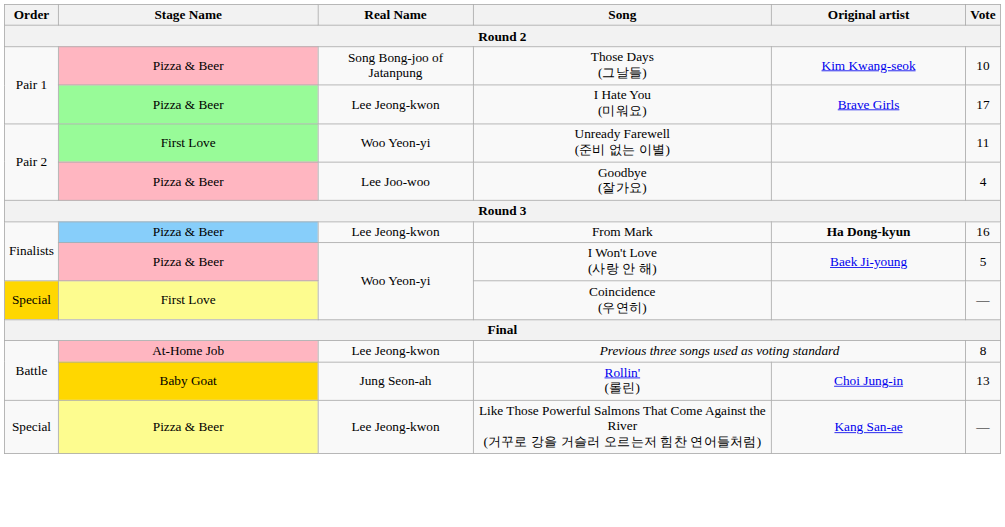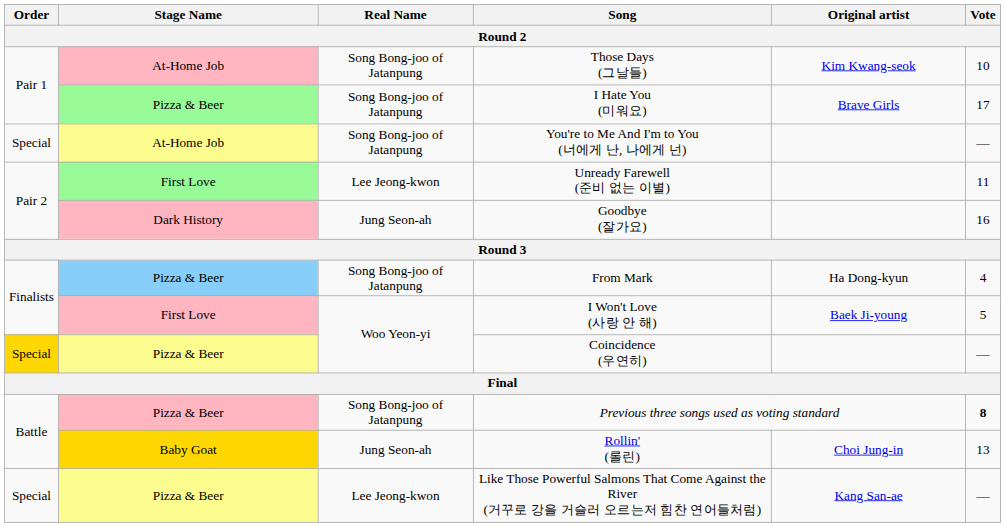(188, 65) Pizza & Beer -> (188, 65) At-Home Job
(396, 104) Lee Jeong-kwon -> (396, 104) Song Bong-joo of Jatanpung
+ row: (622, 142)
(396, 142) Woo Yeon-yi -> (396, 181) Lee Jeong-kwon
(188, 181) Pizza & Beer -> (188, 219) Dark History
(396, 181) Lee Joo-woo -> (396, 219) Jung Seon-ah
(983, 181) 4 -> (983, 219) 16
(396, 232) Lee Jeong-kwon -> (396, 278) Song Bong-joo of Jatanpung
(869, 232) bold -> (869, 278) normal
(983, 232) 16 -> (983, 278) 4
(188, 261) Pizza & Beer -> (188, 315) First Love
(188, 300) First Love -> (188, 353) Pizza & Beer
(188, 351) At-Home Job -> (188, 412) Pizza & Beer
(396, 351) Lee Jeong-kwon -> (396, 412) Song Bong-joo of Jatanpung
(983, 351) normal -> (983, 412) bold
